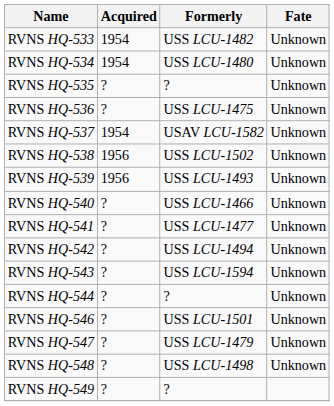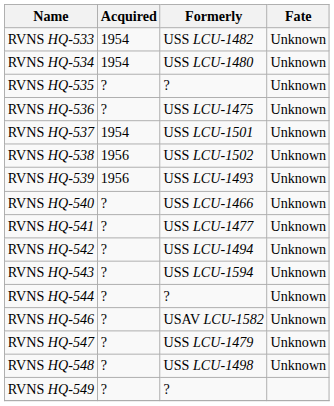(214, 132) USAV LCU-1582 -> (208, 132) USS LCU-1501
(208, 319) USS LCU-1501 -> (214, 319) USAV LCU-1582
